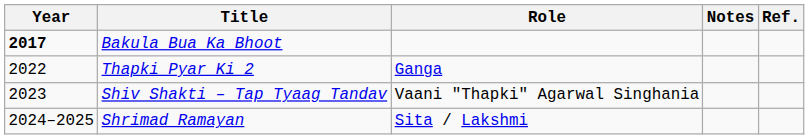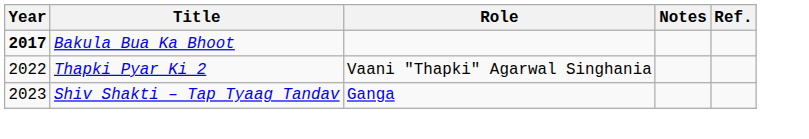(418, 69) Ganga -> (499, 69) Vaani "Thapki" Agarwal Singhania
(547, 95) Vaani "Thapki" Agarwal Singhania -> (371, 95) Ganga
- row: (173, 121)
